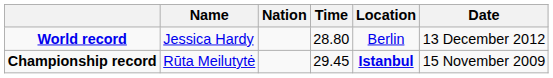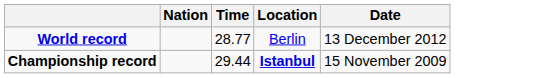- column: (209, 15)
(331, 38) 28.80 -> (233, 38) 28.77
(331, 61) 29.45 -> (233, 61) 29.44
